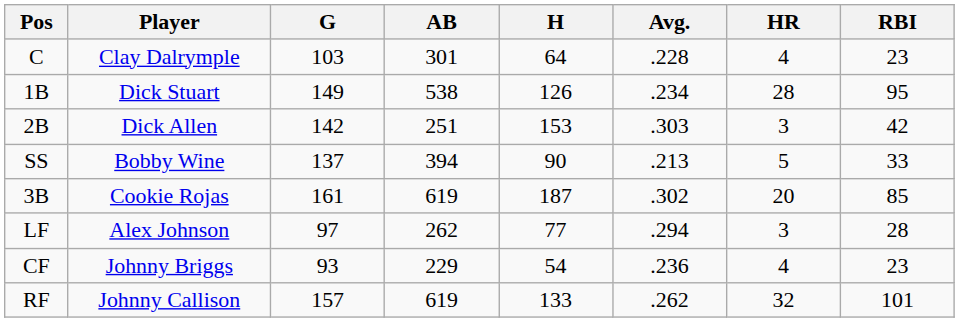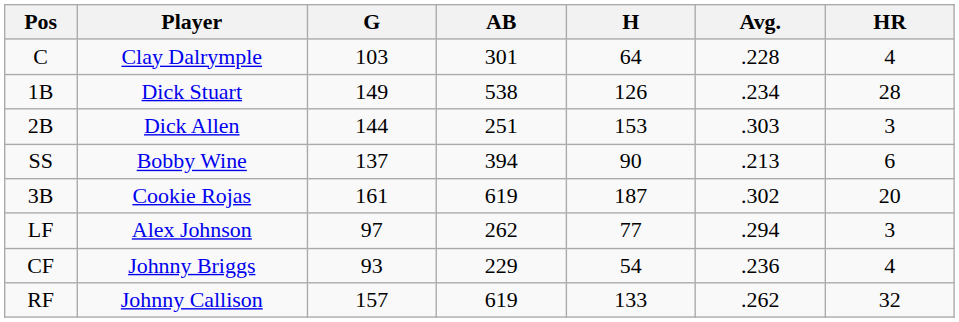- column: (898, 21)
(328, 126) 142 -> (372, 126) 144
(783, 160) 5 -> (890, 160) 6
